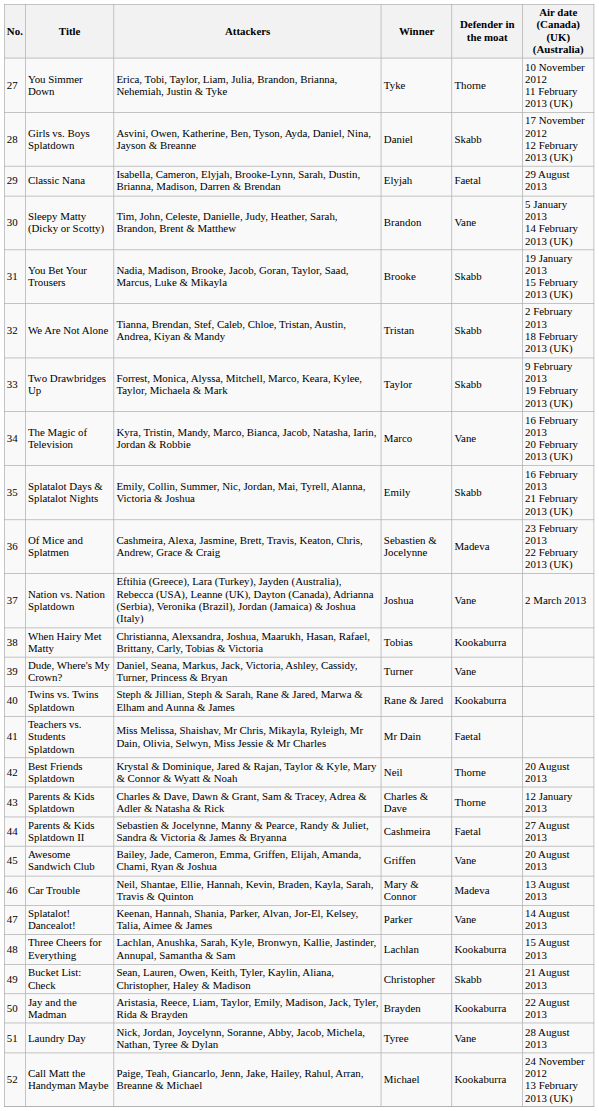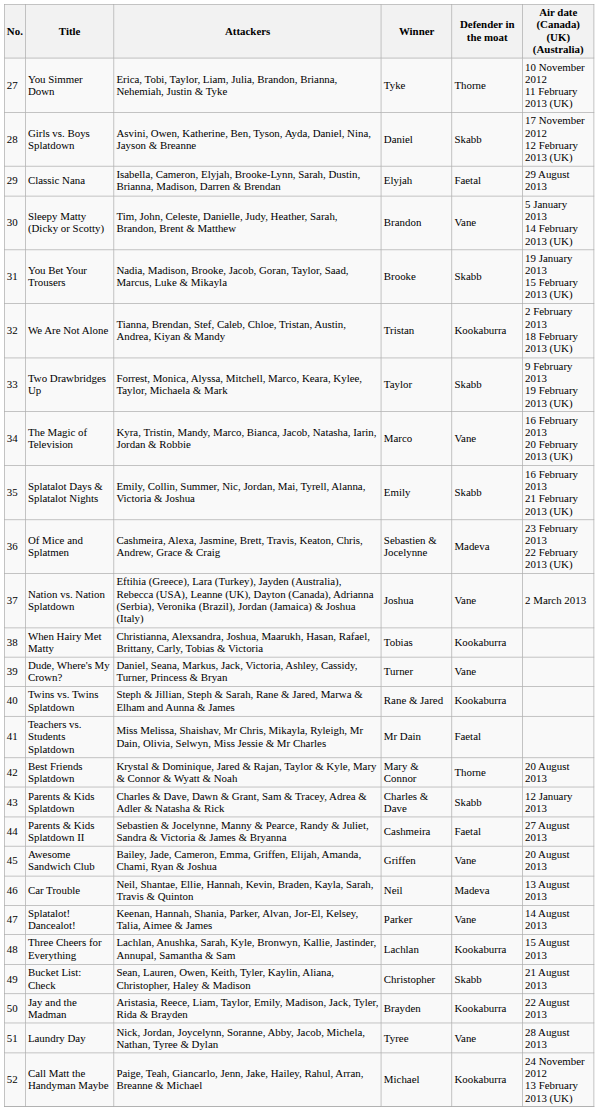(468, 330) Skabb -> (480, 330) Kookaburra
(393, 772) Neil -> (401, 772) Mary & Connor
(470, 802) Thorne -> (468, 802) Skabb
(401, 890) Mary & Connor -> (393, 890) Neil
